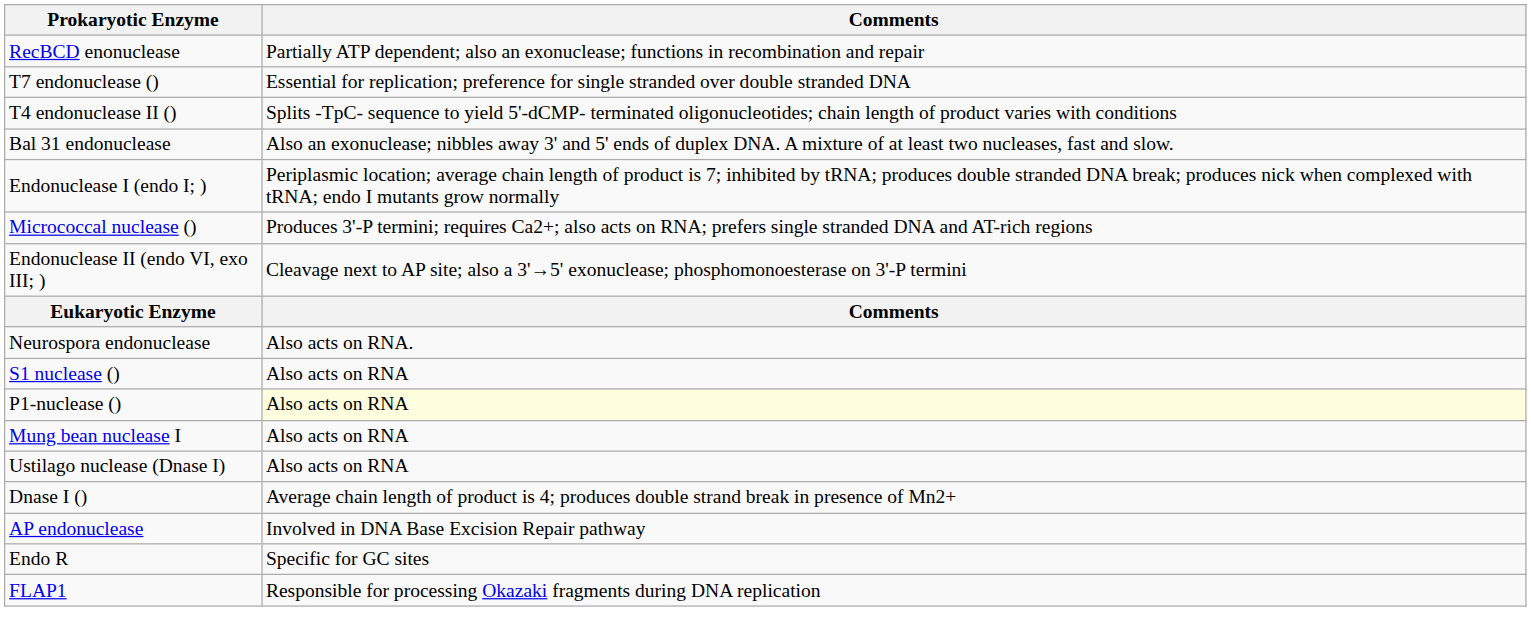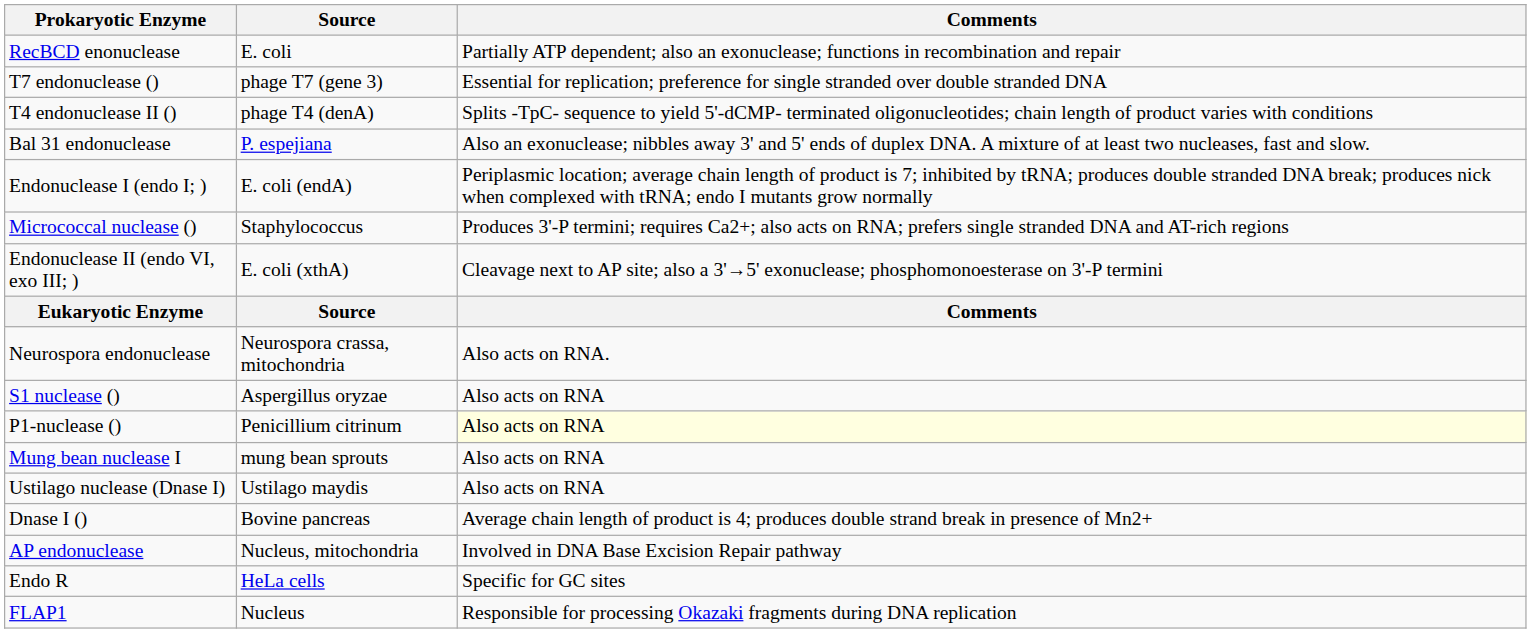+ column: (347, 19)
